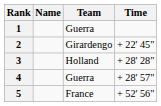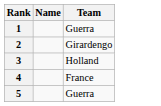- column: (136, 12)
(80, 77) Guerra -> (80, 77) France
(80, 93) France -> (80, 93) Guerra
